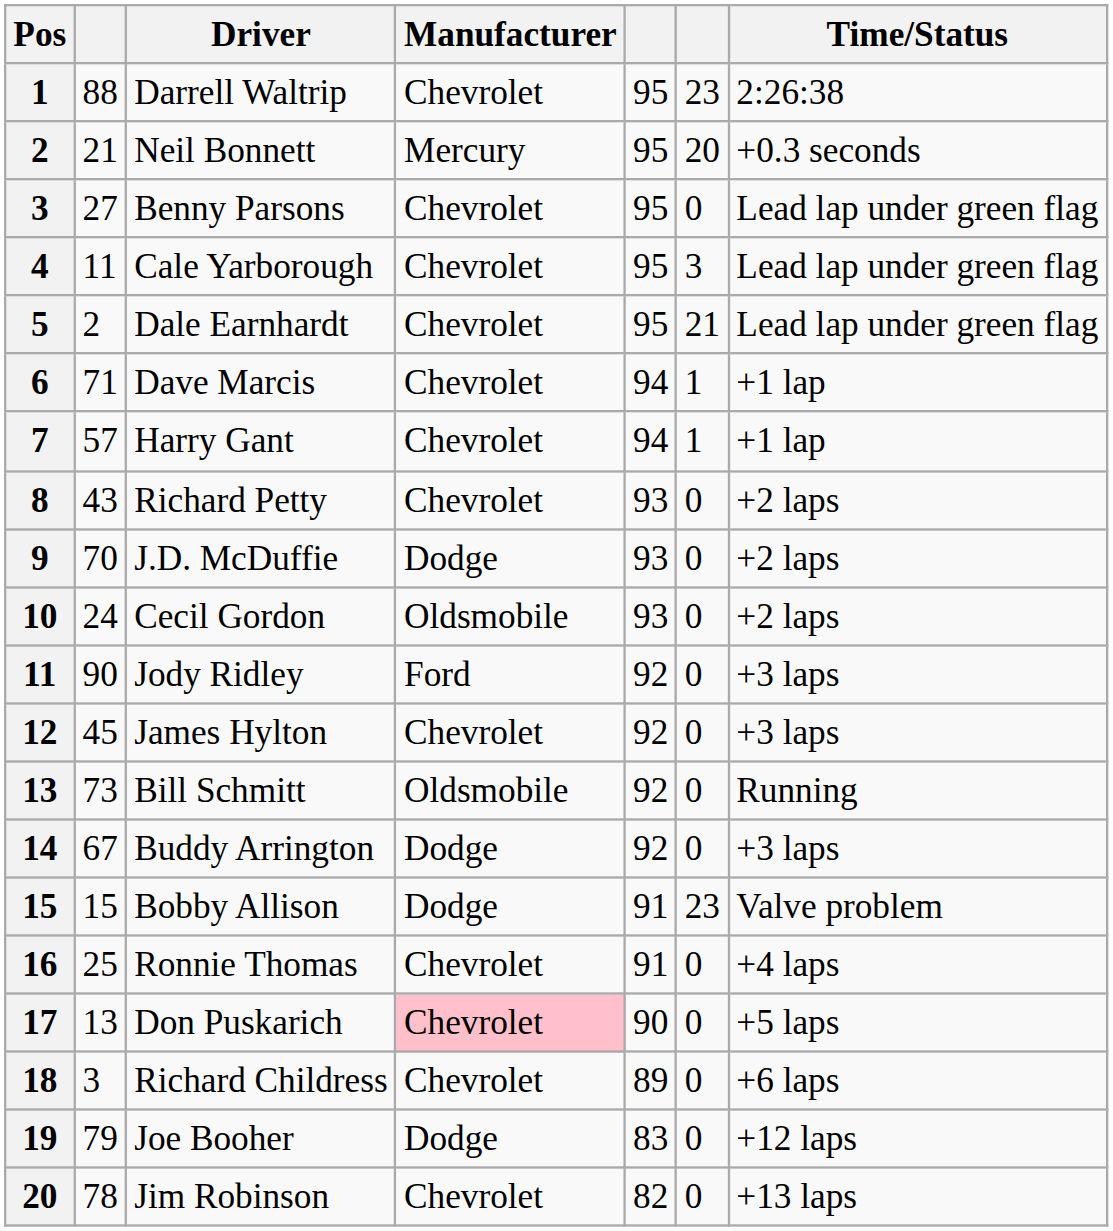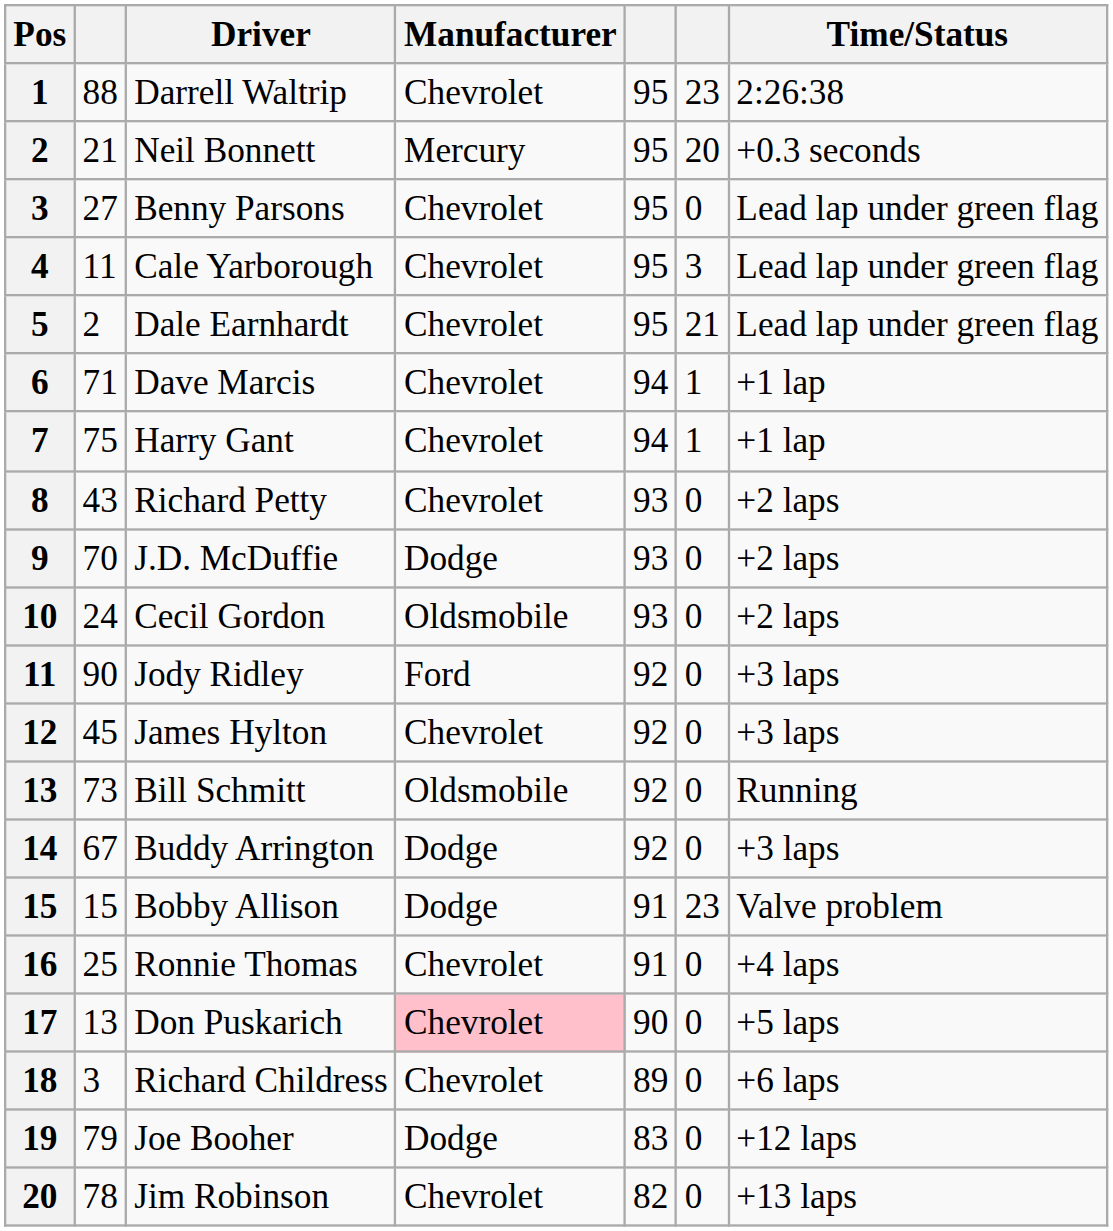(100, 440) 57 -> (100, 440) 75
